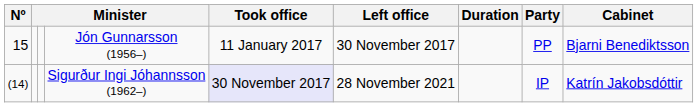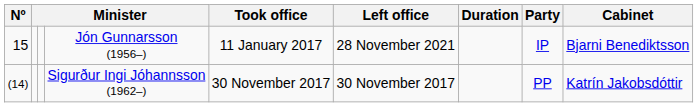(396, 45) 30 November 2017 -> (396, 45) 28 November 2021
(542, 45) PP -> (542, 45) IP
(271, 83) lavender background -> (271, 83) no background
(396, 83) 28 November 2021 -> (396, 83) 30 November 2017
(542, 83) IP -> (542, 83) PP
